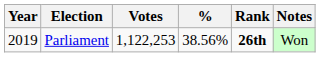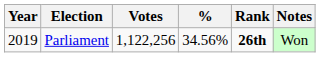(146, 39) 1,122,253 -> (146, 39) 1,122,256
(205, 39) 38.56% -> (205, 39) 34.56%
